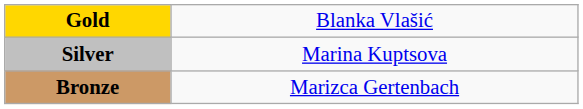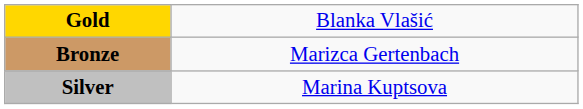rows swapped: (88, 53) <-> (88, 86)
